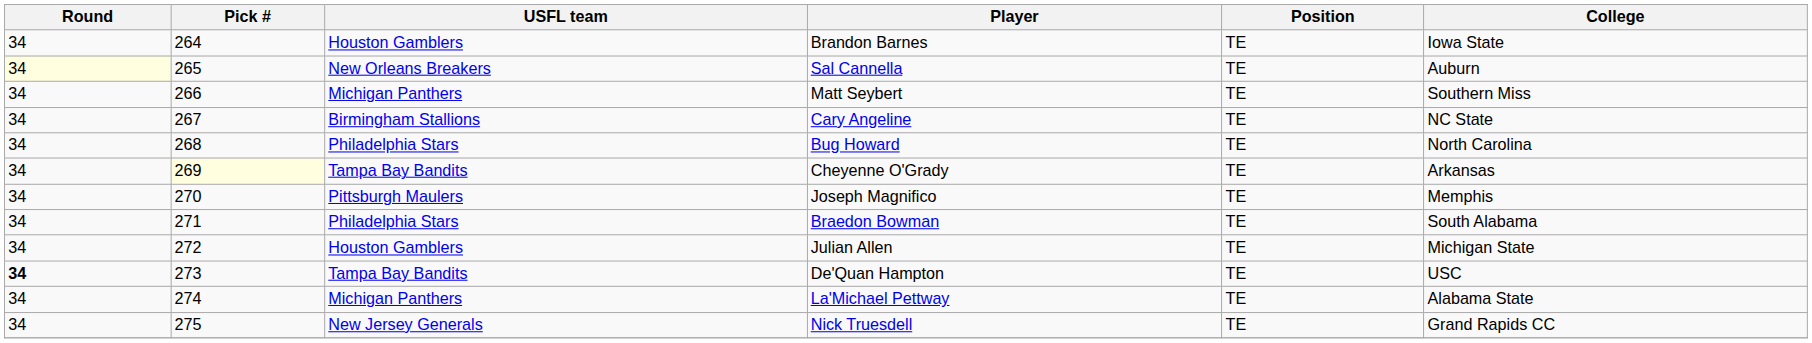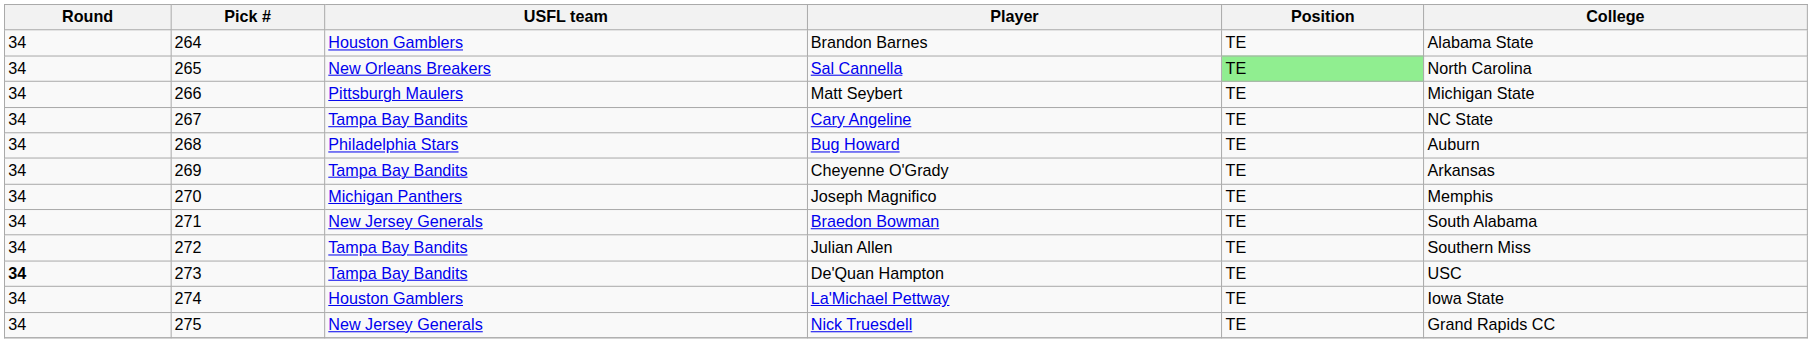(1466, 42) Iowa State -> (1481, 42) Alabama State
(17, 68) lightyellow background -> (17, 68) no background
(1236, 68) no background -> (1236, 68) lightgreen background
(1454, 68) Auburn -> (1480, 68) North Carolina
(395, 94) Michigan Panthers -> (396, 94) Pittsburgh Maulers
(1479, 94) Southern Miss -> (1481, 94) Michigan State
(404, 119) Birmingham Stallions -> (398, 119) Tampa Bay Bandits
(1480, 145) North Carolina -> (1454, 145) Auburn
(188, 171) lightyellow background -> (188, 171) no background
(396, 196) Pittsburgh Maulers -> (395, 196) Michigan Panthers
(393, 222) Philadelphia Stars -> (406, 222) New Jersey Generals
(396, 247) Houston Gamblers -> (398, 247) Tampa Bay Bandits
(1481, 247) Michigan State -> (1479, 247) Southern Miss
(395, 299) Michigan Panthers -> (396, 299) Houston Gamblers
(1481, 299) Alabama State -> (1466, 299) Iowa State
